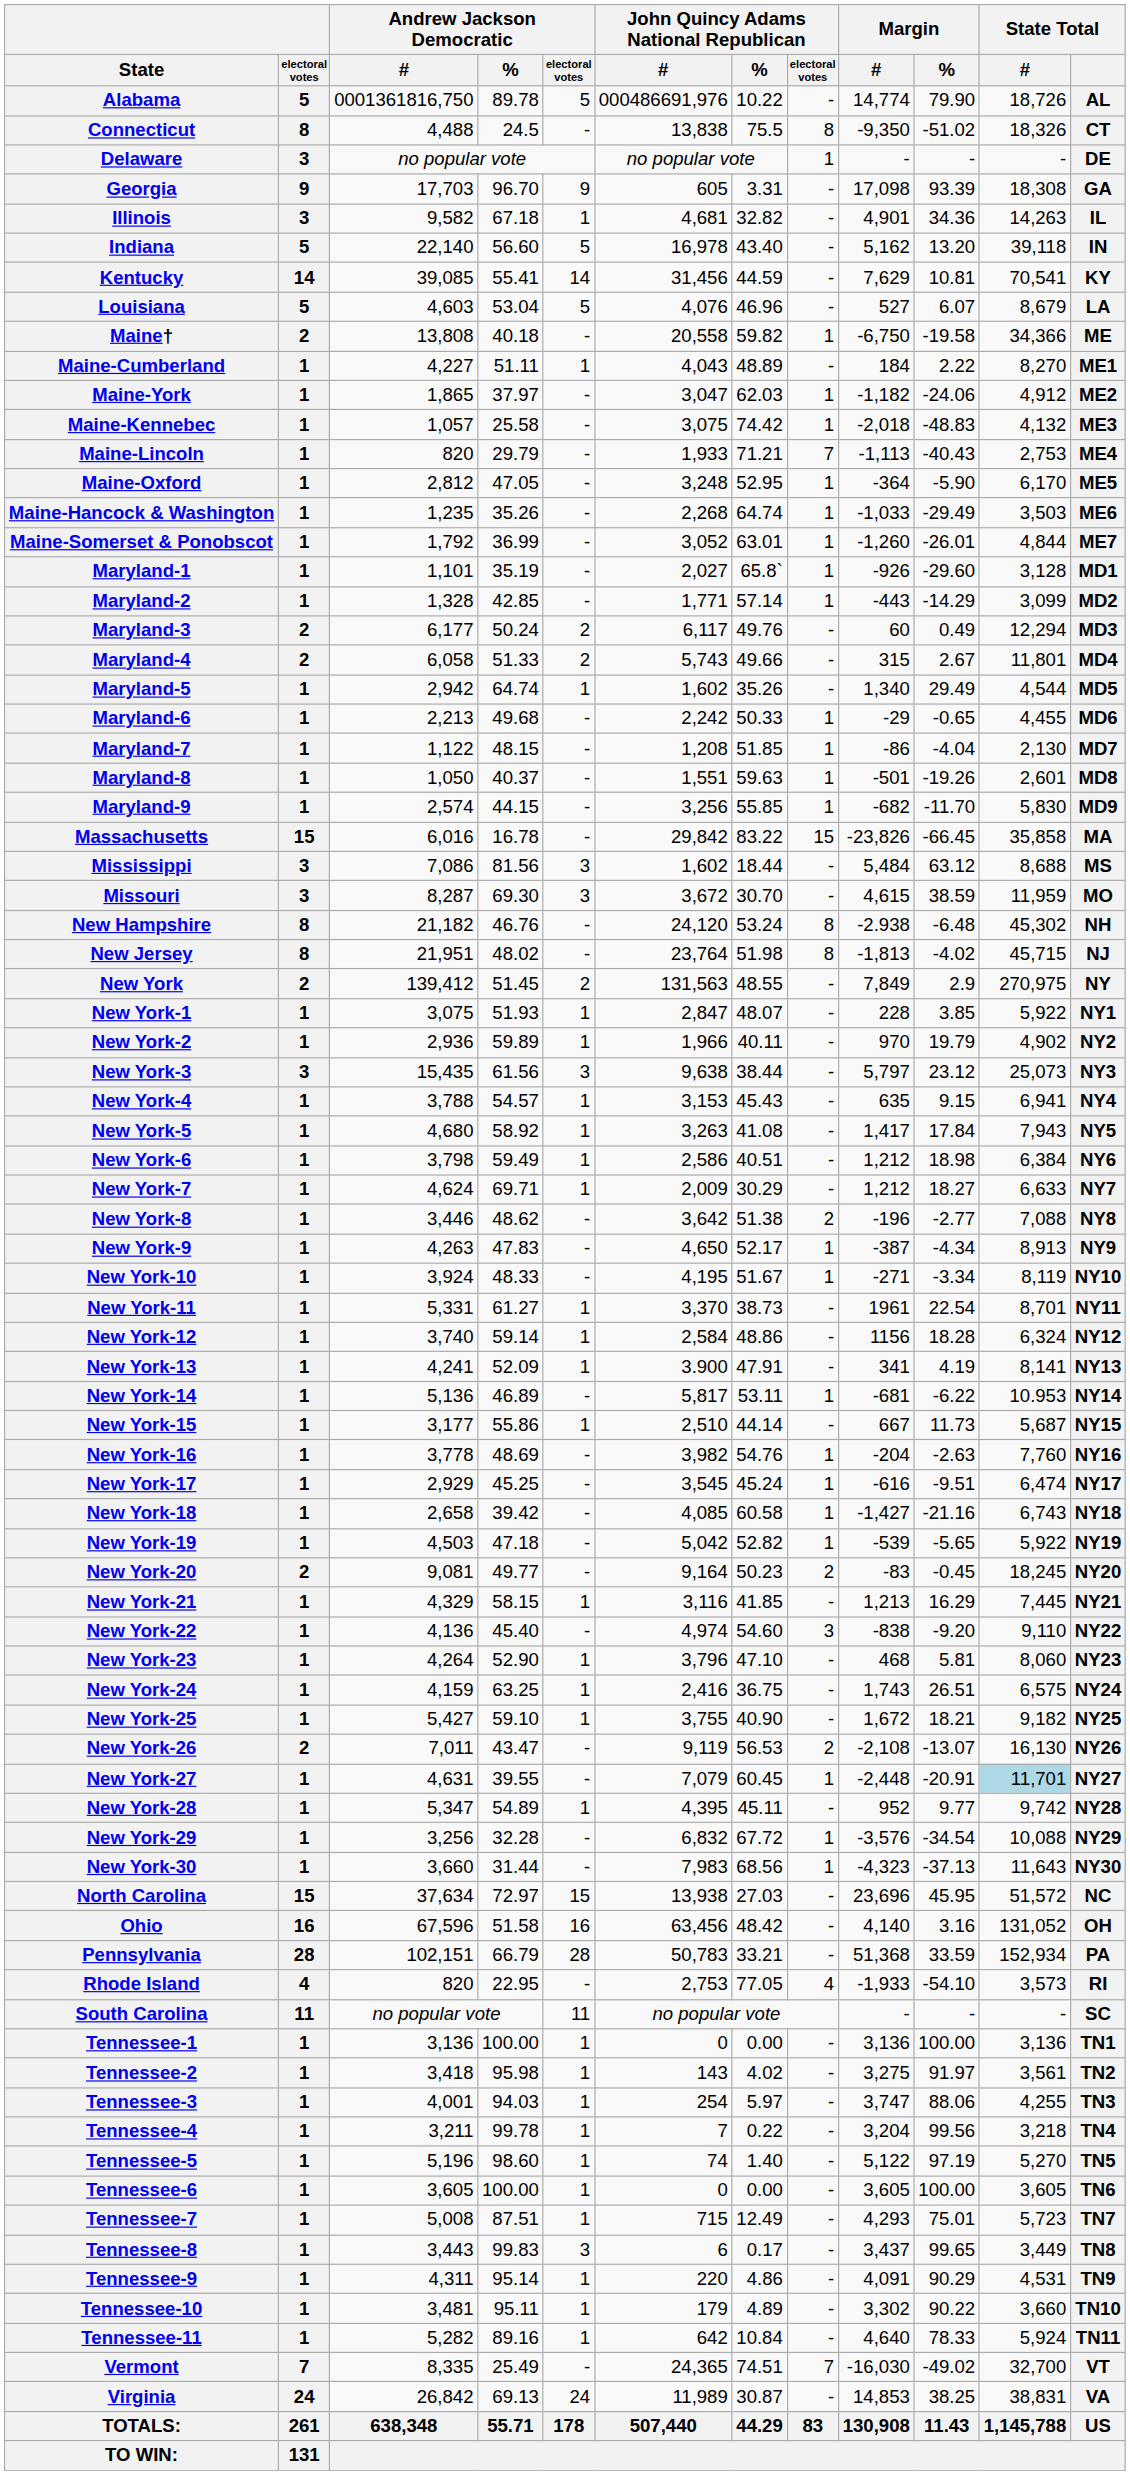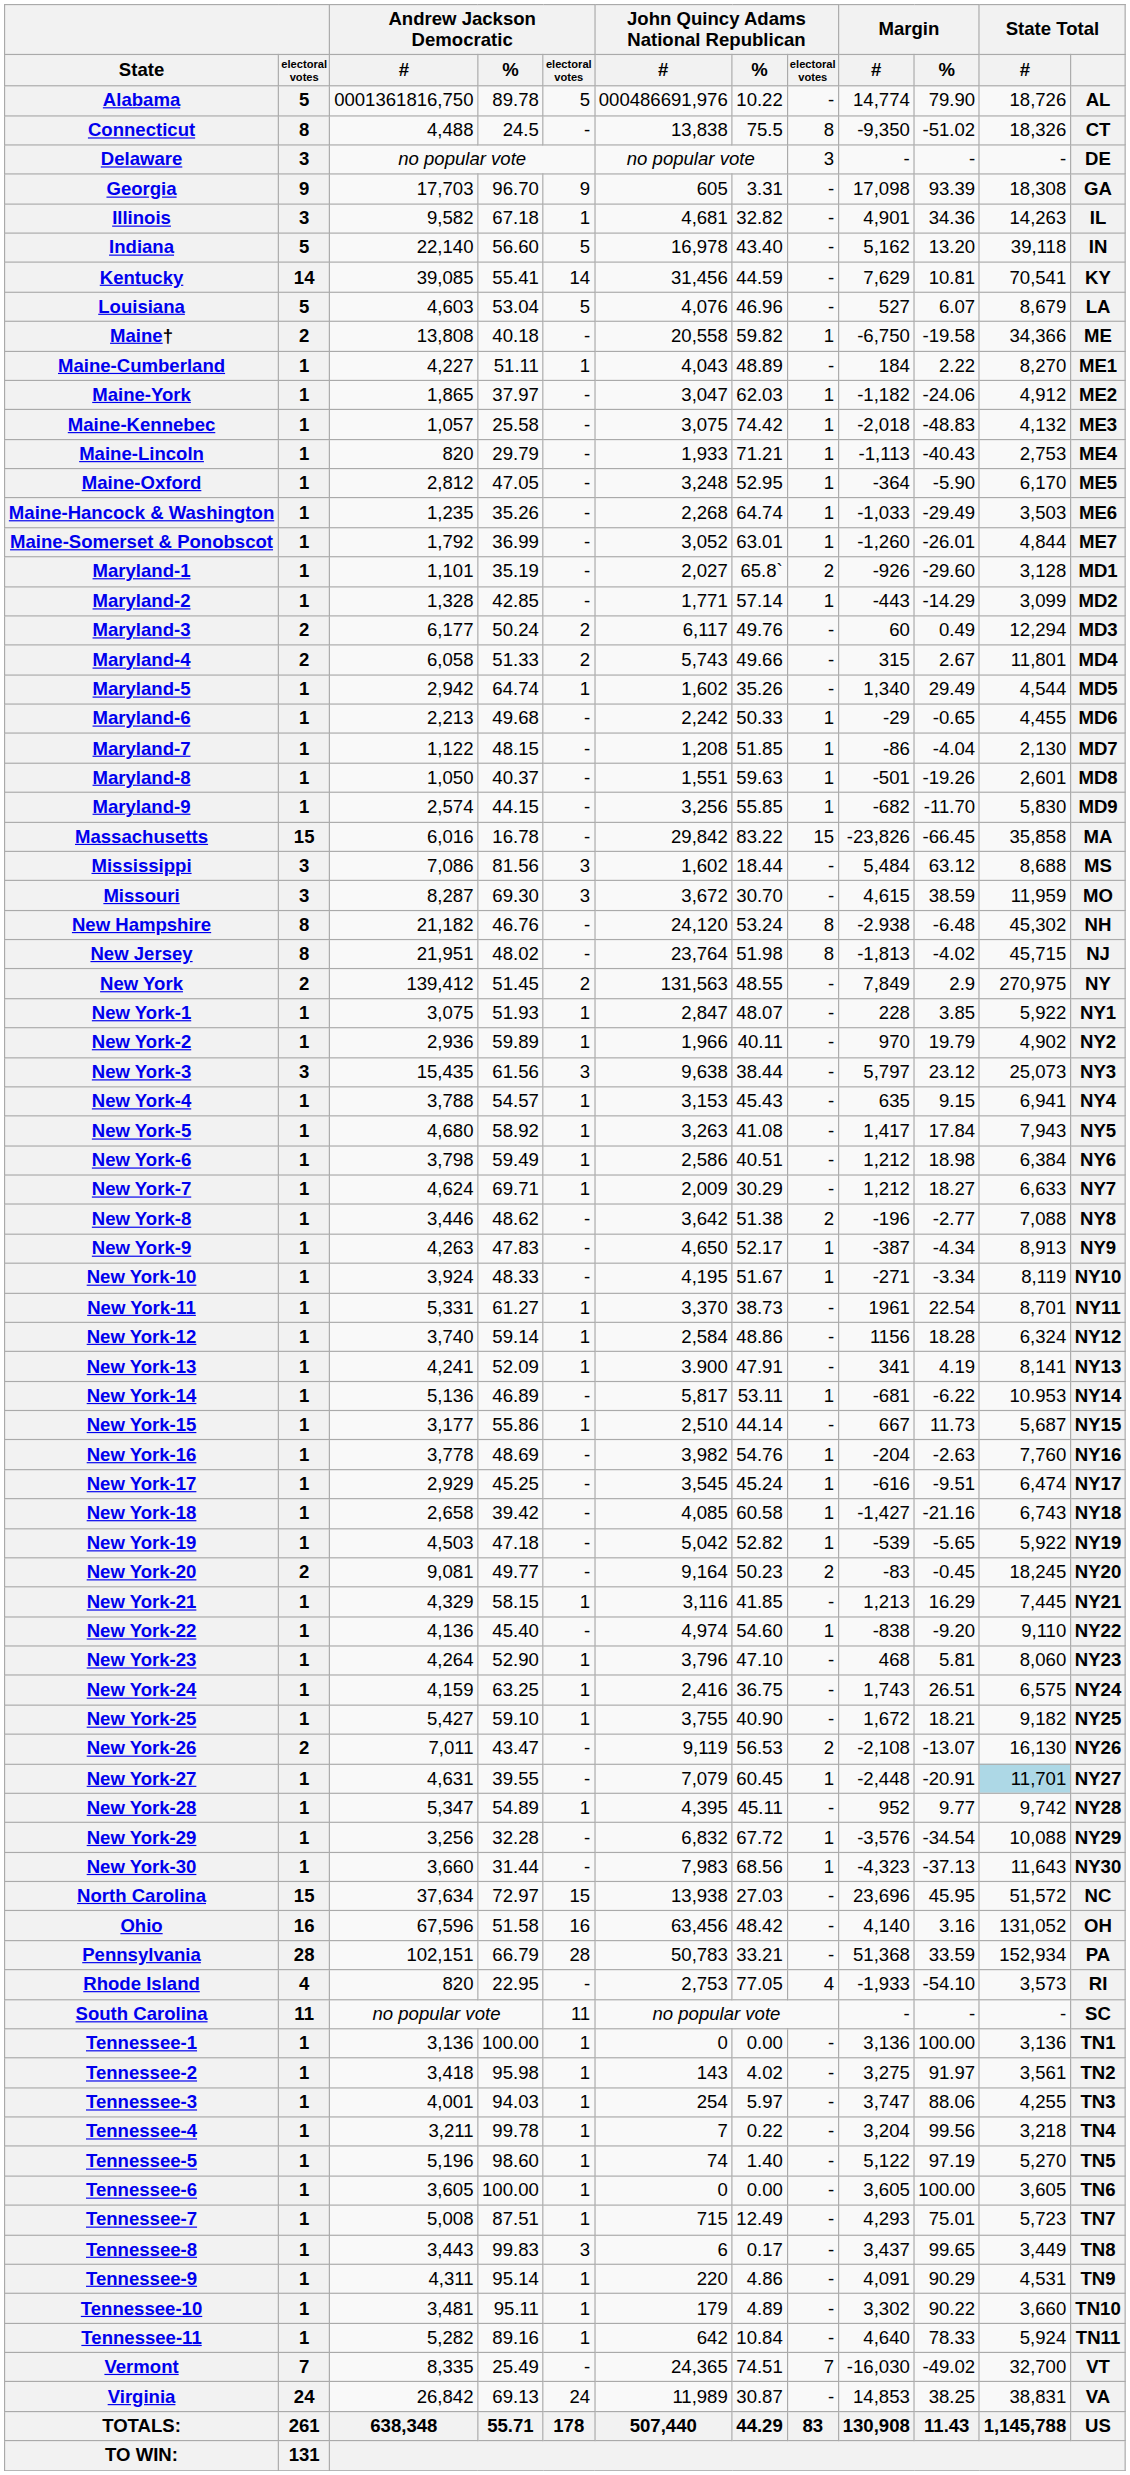(829, 159) 1 -> (829, 159) 3
(829, 453) 7 -> (829, 453) 1
(829, 571) 1 -> (829, 571) 2
(829, 1631) 3 -> (829, 1631) 1
